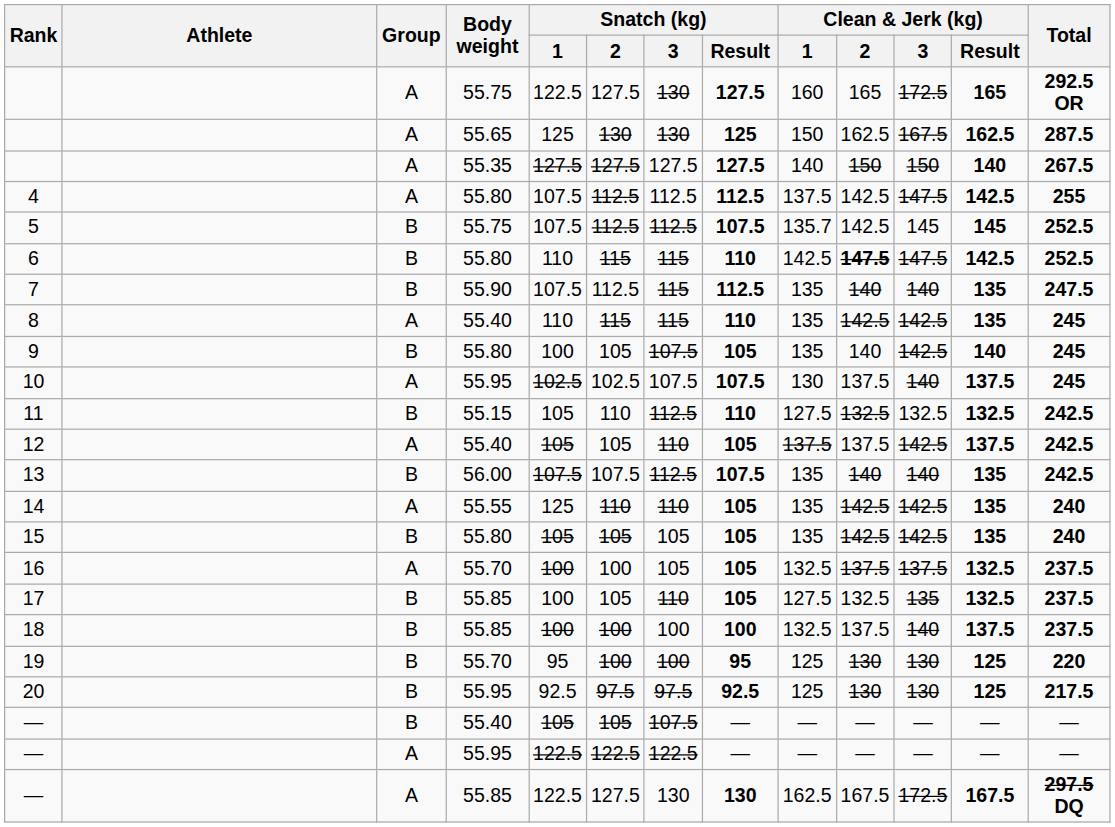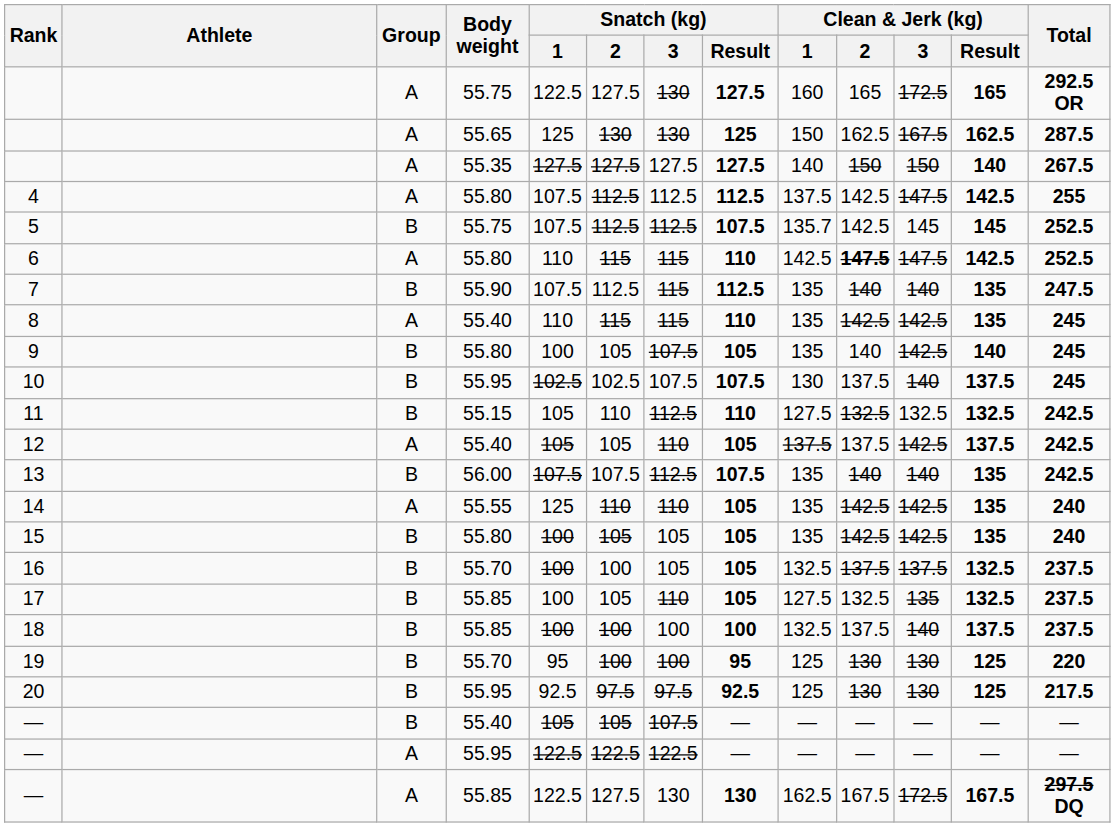(411, 258) B -> (411, 258) A
(411, 382) A -> (411, 382) B
(558, 537) 105 -> (558, 537) 100
(411, 568) A -> (411, 568) B
